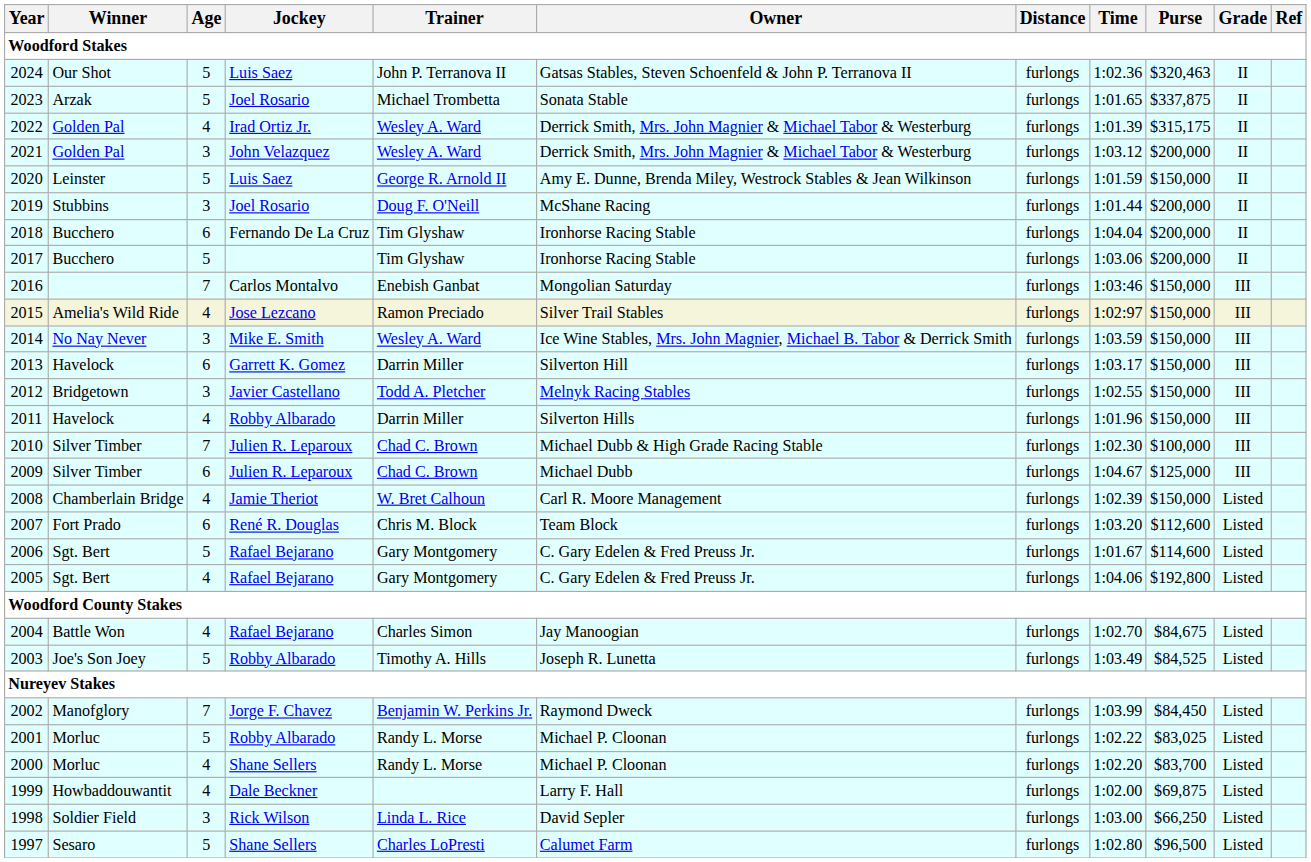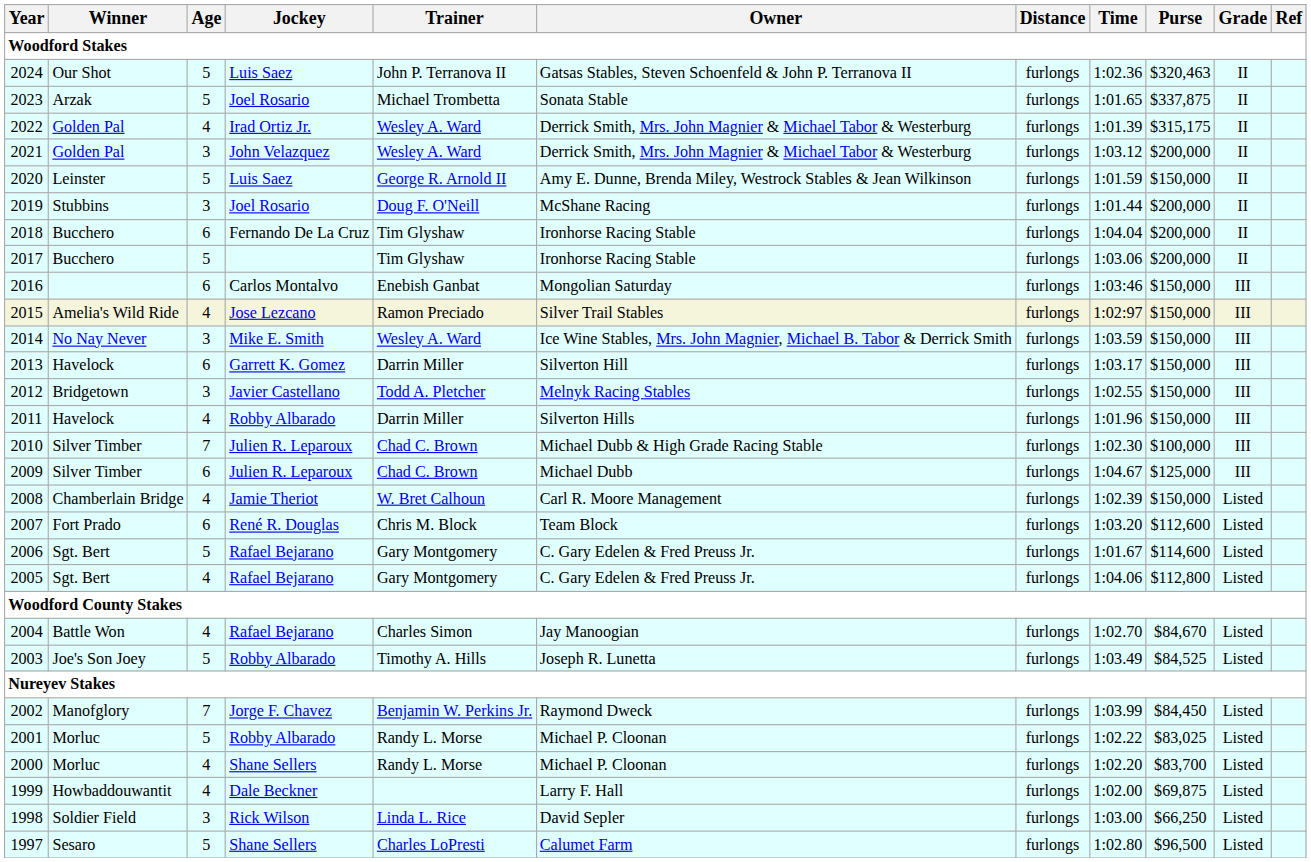(206, 285) 7 -> (206, 285) 6
(1180, 578) $192,800 -> (1180, 578) $112,800
(1180, 631) $84,675 -> (1180, 631) $84,670
